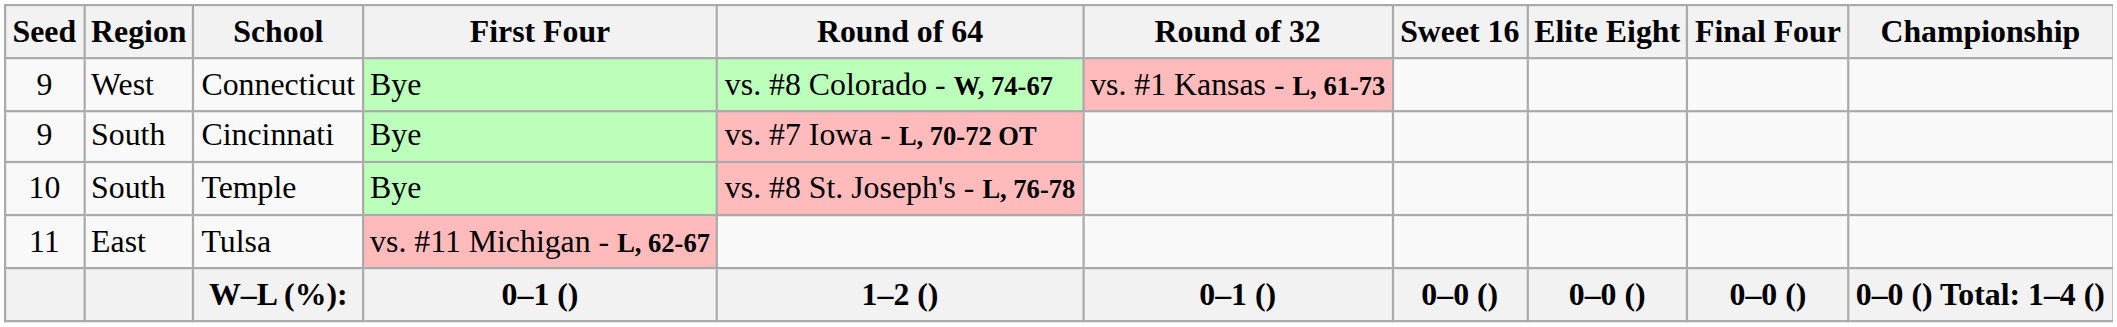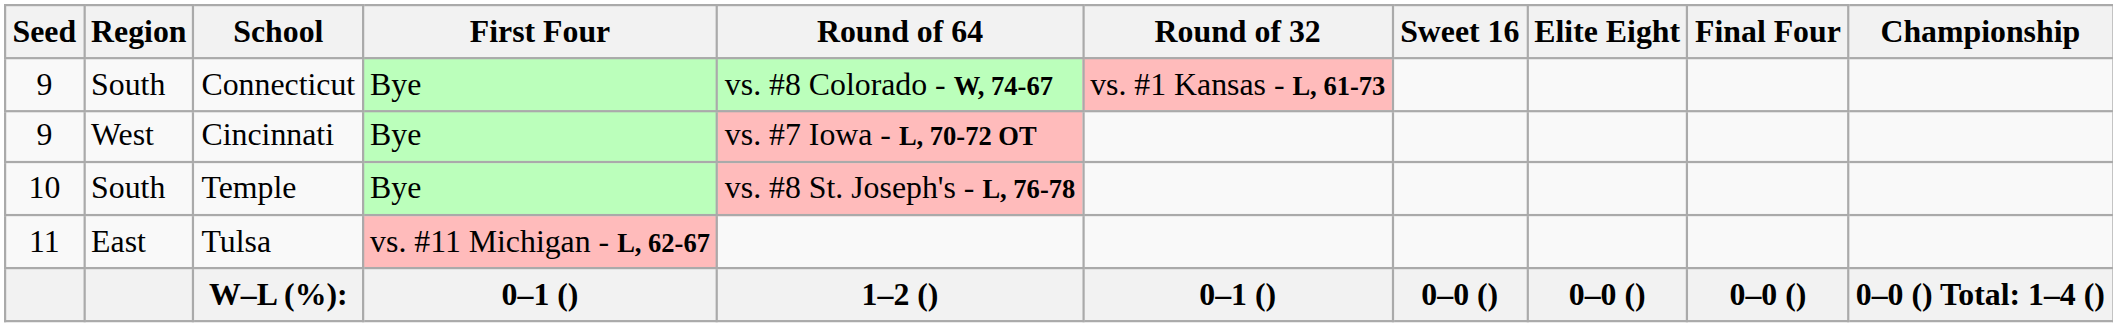(123, 83) West -> (128, 83) South
(128, 136) South -> (123, 136) West
